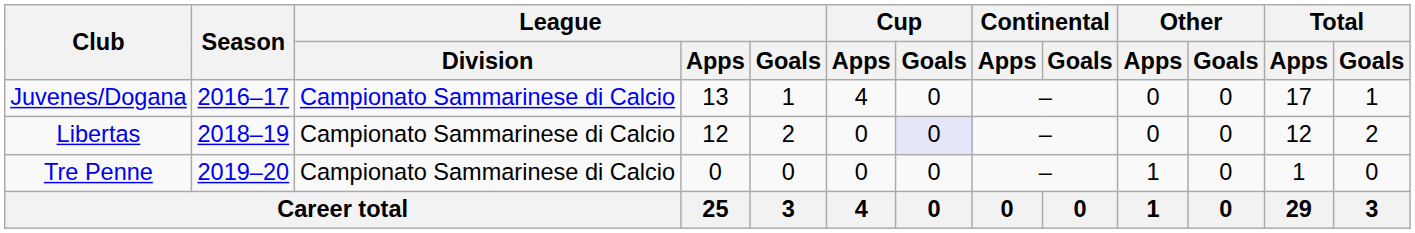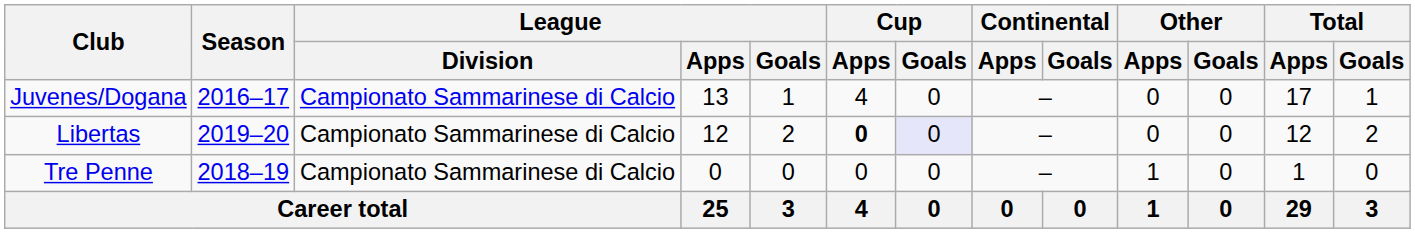(243, 135) 2018–19 -> (243, 135) 2019–20
(861, 135) normal -> (861, 135) bold
(243, 172) 2019–20 -> (243, 172) 2018–19
